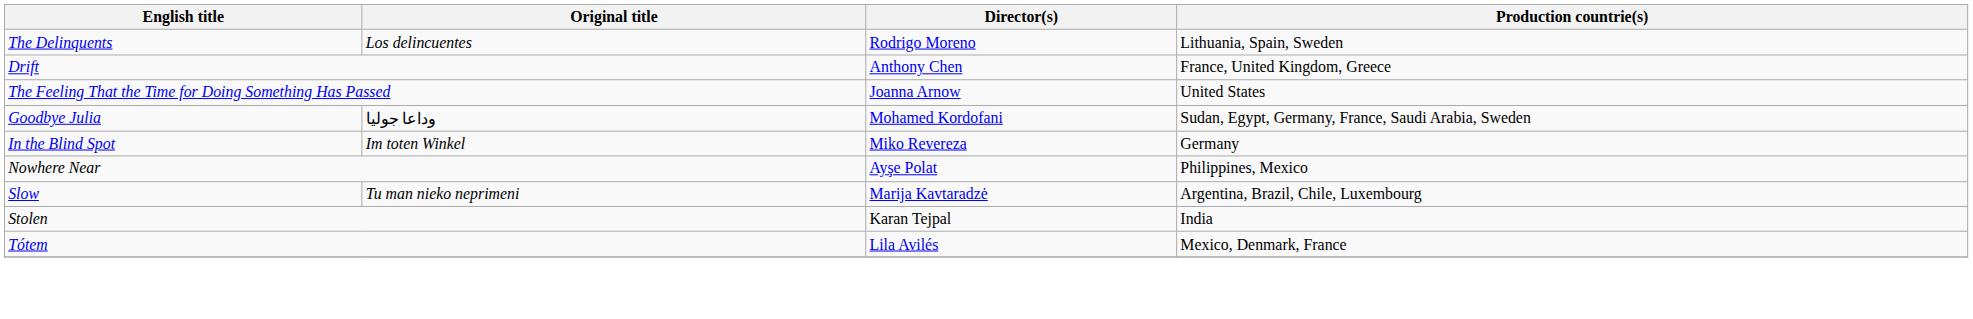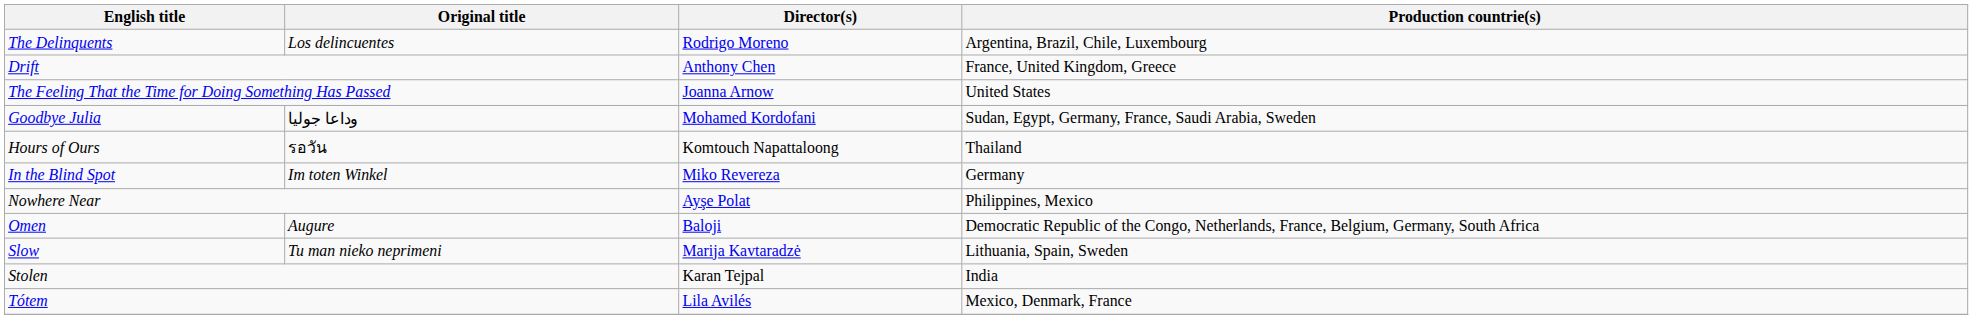(1262, 42) Lithuania, Spain, Sweden -> (1086, 42) Argentina, Brazil, Chile, Luxembourg
+ row: (54, 147)
+ row: (27, 225)
(1301, 193) Argentina, Brazil, Chile, Luxembourg -> (1047, 251) Lithuania, Spain, Sweden
